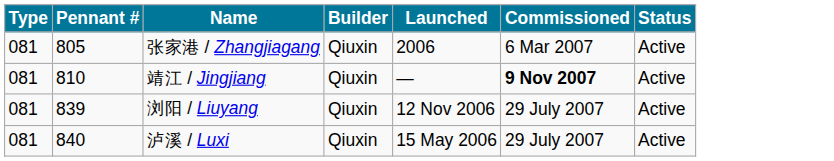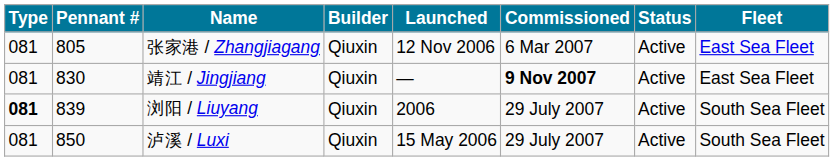+ column: (762, 18)
(416, 47) 2006 -> (446, 47) 12 Nov 2006
(71, 78) 810 -> (71, 78) 830
(23, 109) normal -> (23, 109) bold
(446, 109) 12 Nov 2006 -> (416, 109) 2006
(71, 140) 840 -> (71, 140) 850
